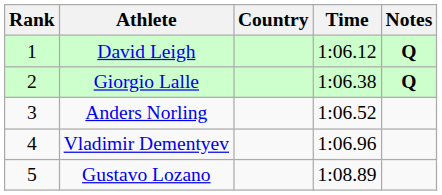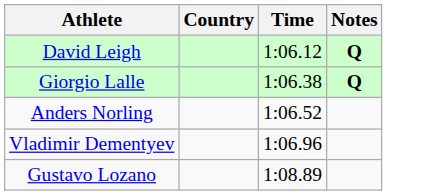- column: (32, 19)
